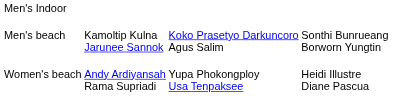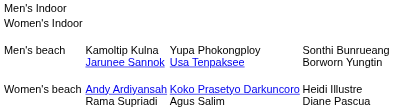+ row: (43, 23)
(234, 41) Koko Prasetyo Darkuncoro Agus Salim -> (215, 56) Yupa Phokongploy Usa Tenpaksee
(214, 81) Yupa Phokongploy Usa Tenpaksee -> (235, 96) Koko Prasetyo Darkuncoro Agus Salim
